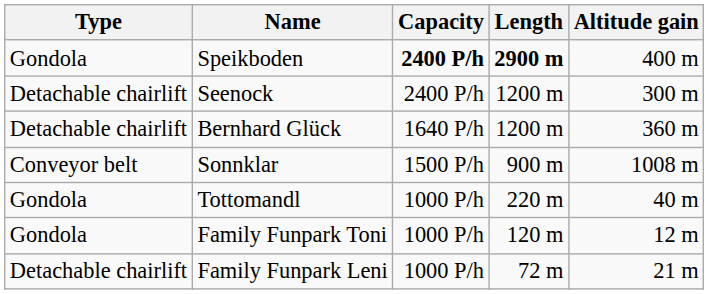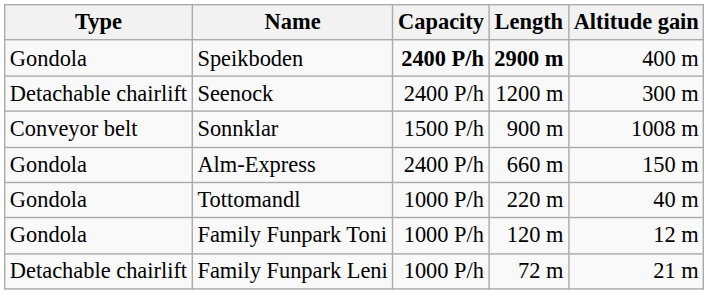- row: (269, 128)
+ row: (257, 164)
